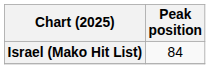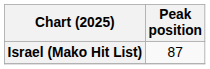(175, 52) 84 -> (175, 52) 87
